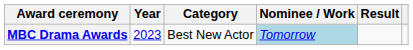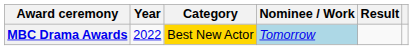(147, 34) 2023 -> (147, 34) 2022
(210, 34) no background -> (210, 34) gold background
